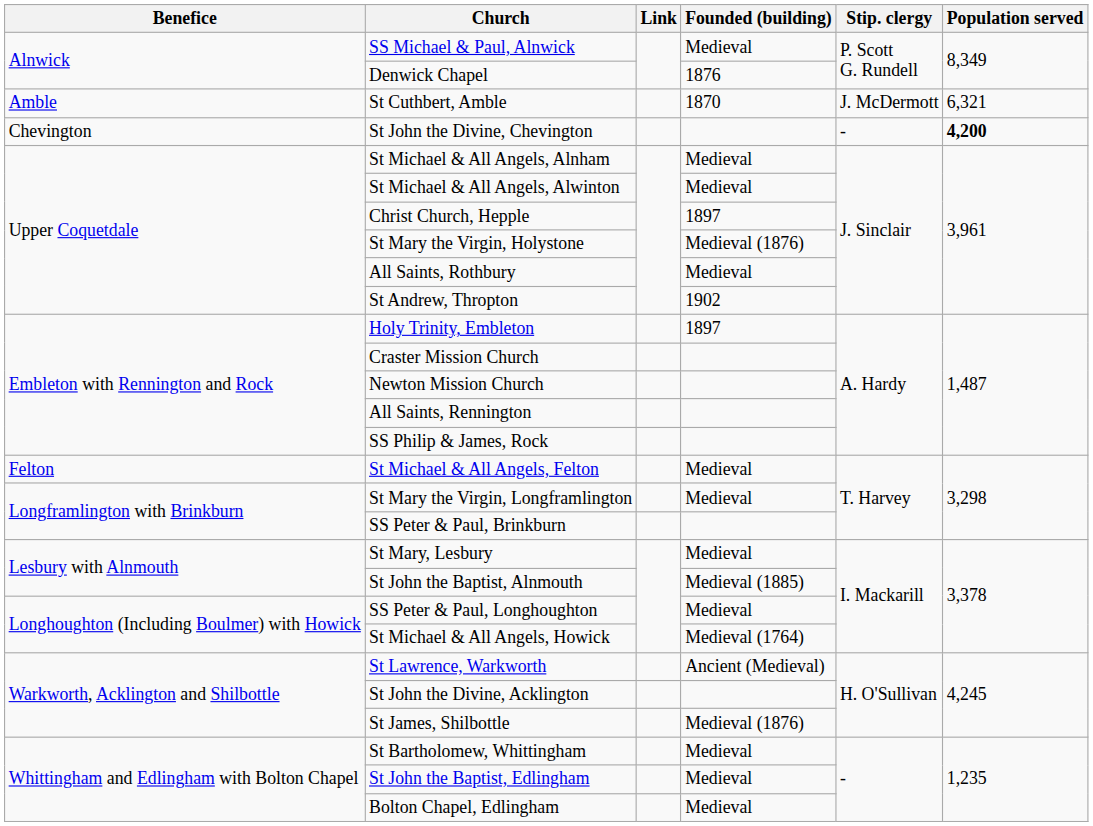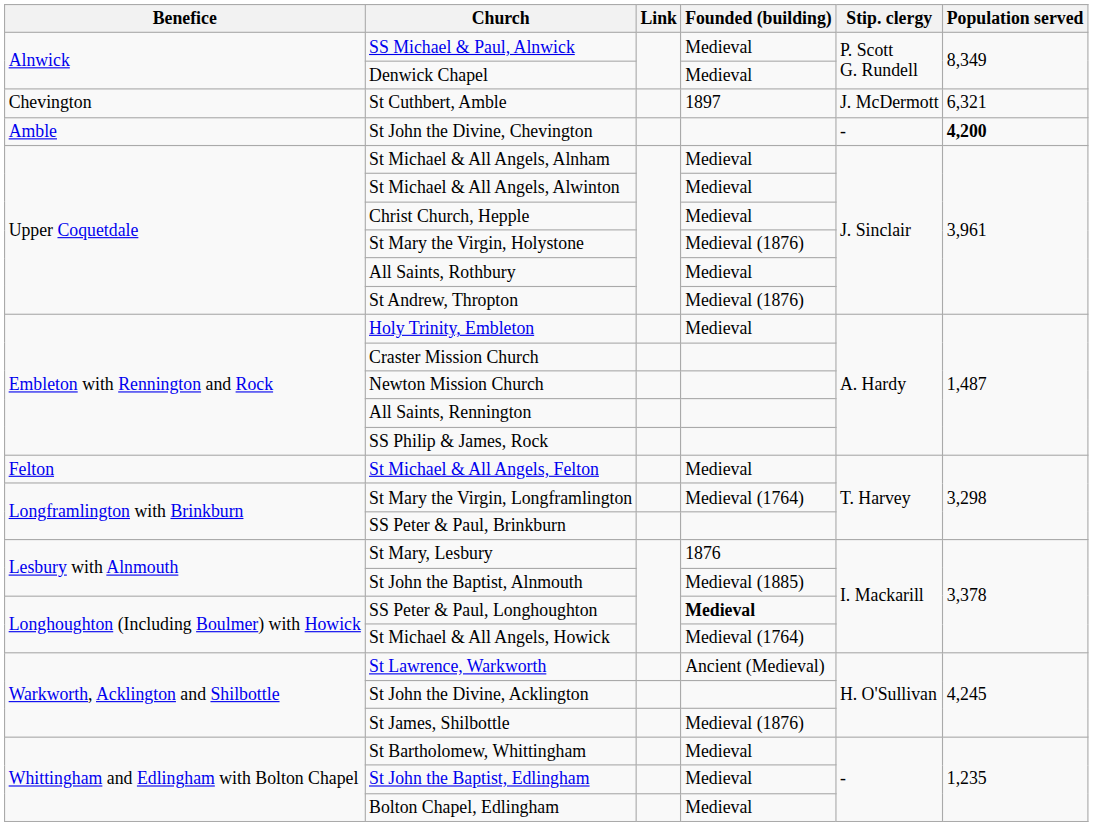(703, 74) 1876 -> (719, 74) Medieval
(33, 103) Amble -> (50, 103) Chevington
(703, 103) 1870 -> (703, 103) 1897
(50, 131) Chevington -> (33, 131) Amble
(703, 215) 1897 -> (719, 215) Medieval
(703, 300) 1902 -> (745, 300) Medieval (1876)
(703, 328) 1897 -> (719, 328) Medieval
(719, 497) Medieval -> (745, 497) Medieval (1764)
(719, 553) Medieval -> (703, 553) 1876
(719, 610) normal -> (720, 610) bold
